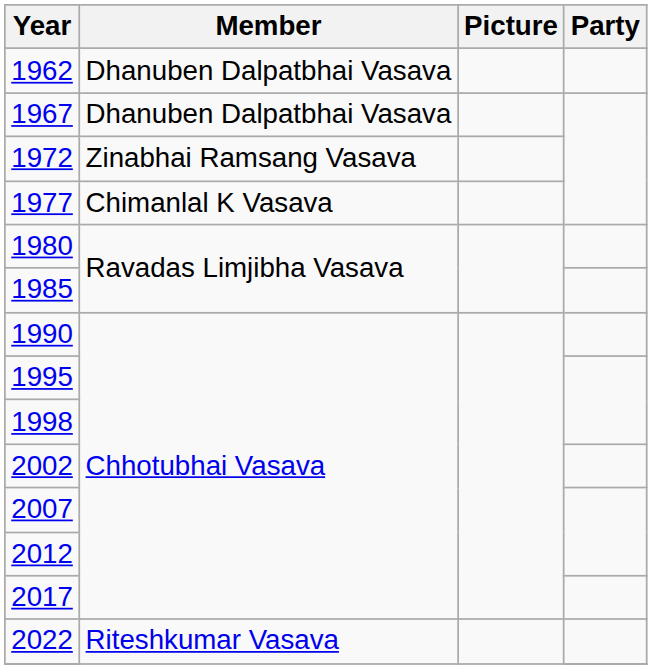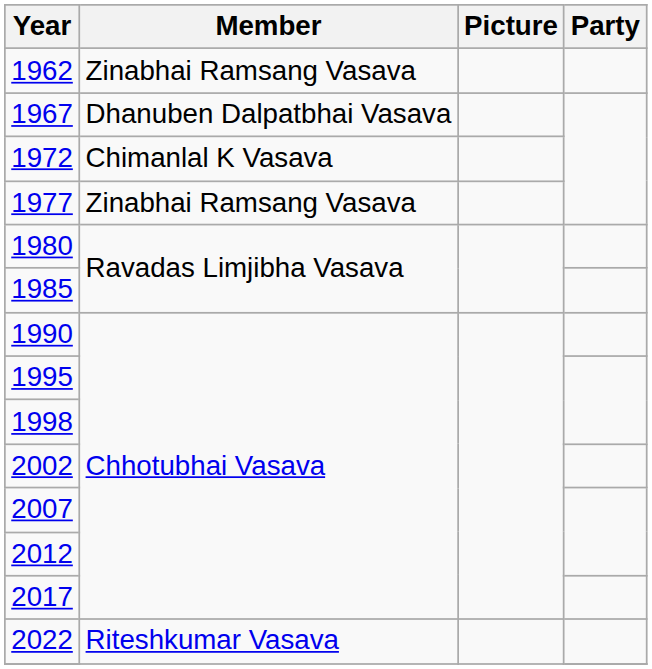(268, 70) Dhanuben Dalpatbhai Vasava -> (251, 70) Zinabhai Ramsang Vasava
(251, 158) Zinabhai Ramsang Vasava -> (209, 158) Chimanlal K Vasava
(209, 202) Chimanlal K Vasava -> (251, 202) Zinabhai Ramsang Vasava
